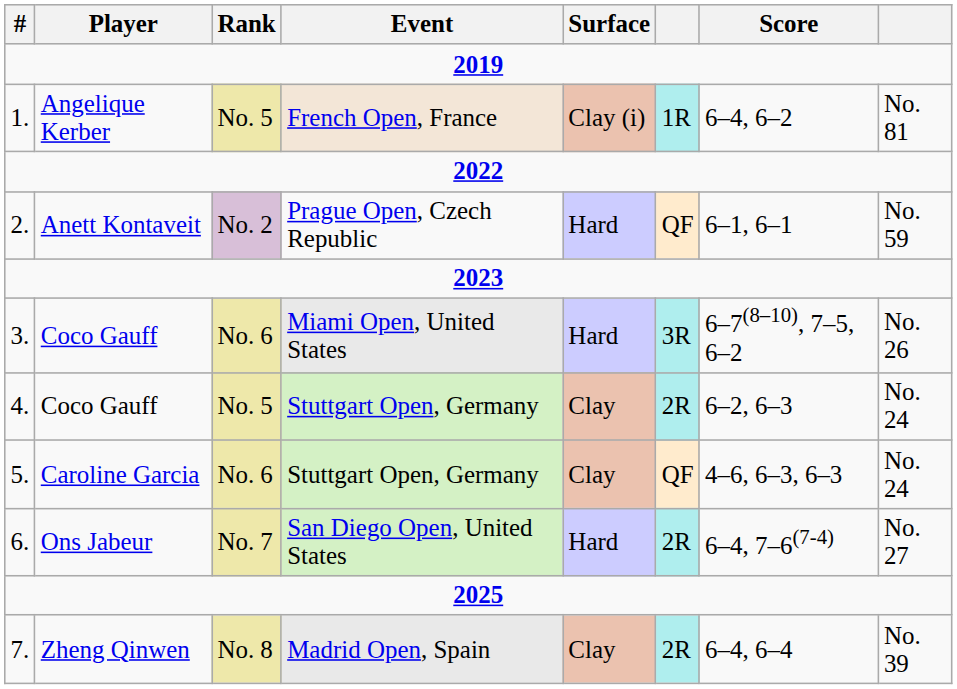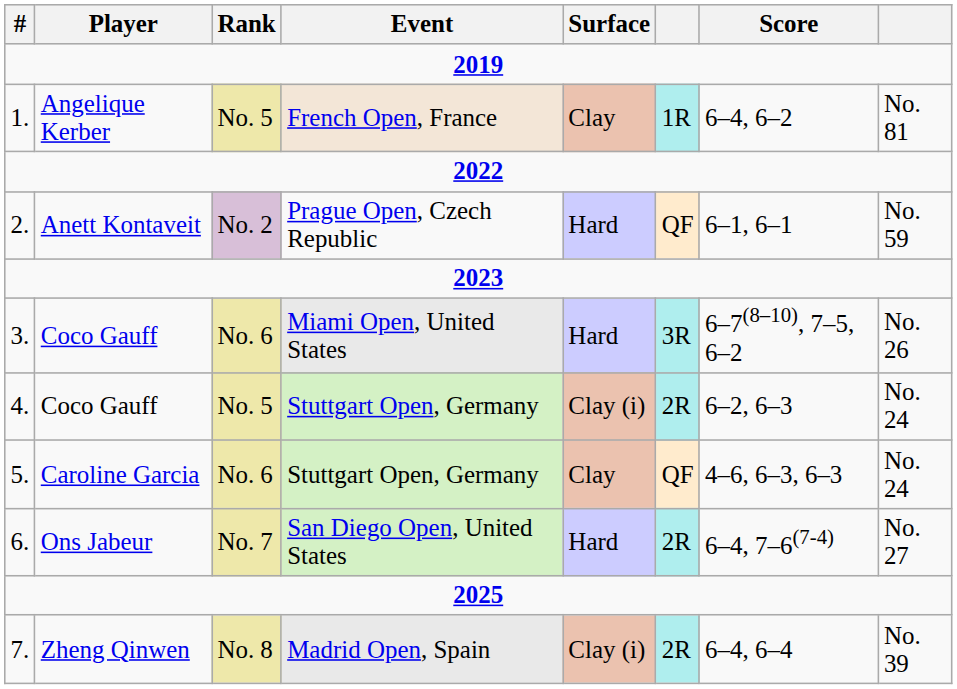(607, 117) Clay (i) -> (592, 117) Clay
(592, 406) Clay -> (607, 406) Clay (i)
(592, 648) Clay -> (607, 648) Clay (i)
